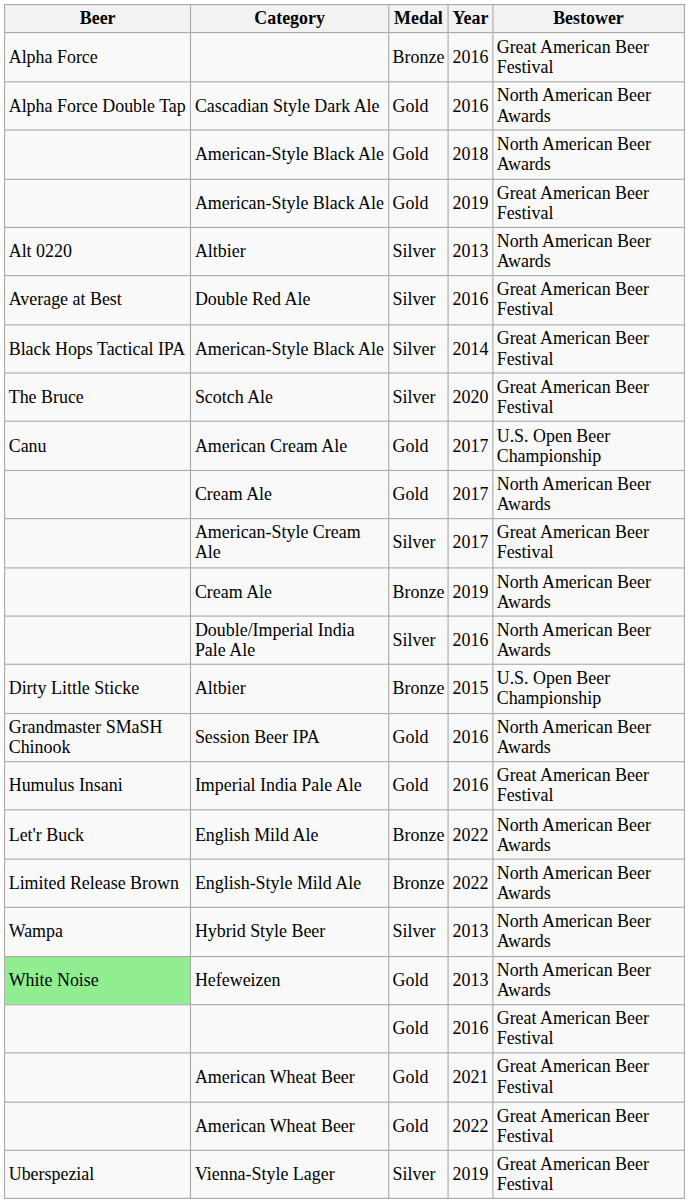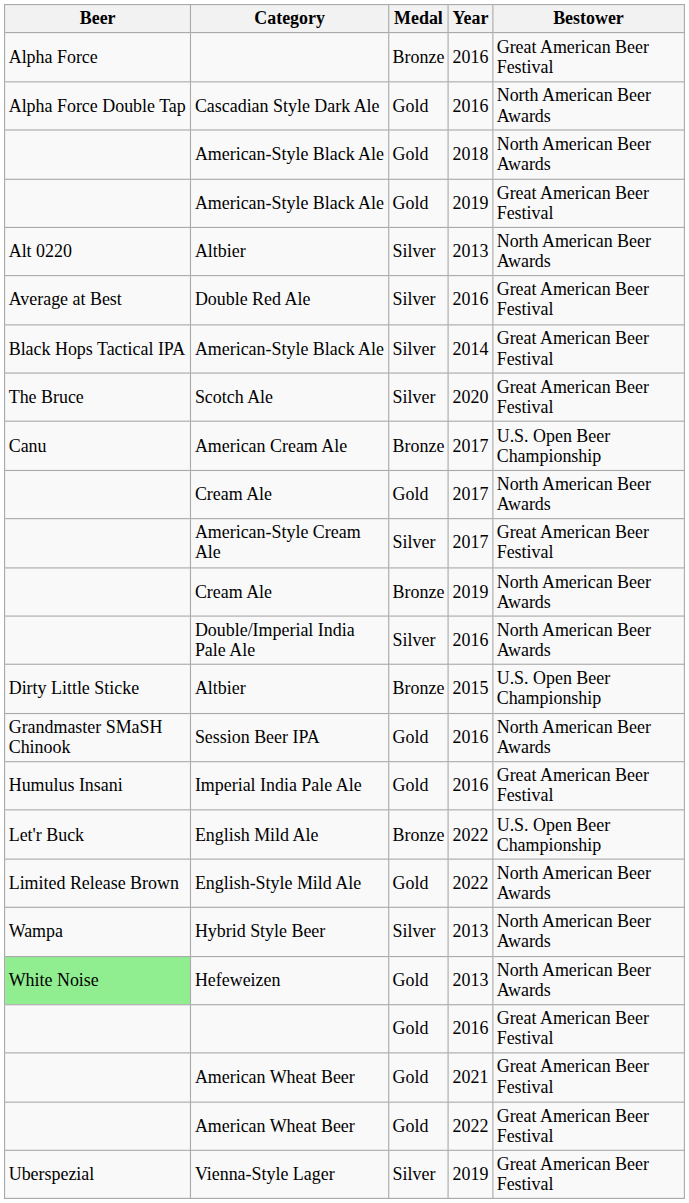(411, 445) Gold -> (418, 445) Bronze
(574, 834) North American Beer Awards -> (553, 834) U.S. Open Beer Championship
(418, 883) Bronze -> (411, 883) Gold
